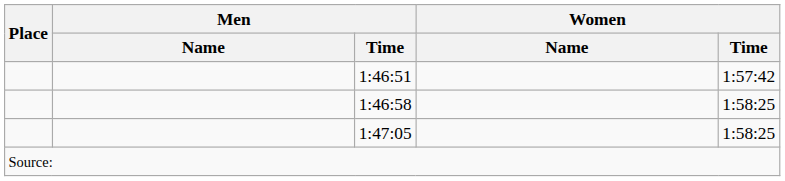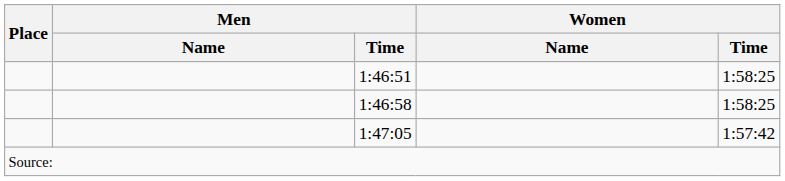(749, 76) 1:57:42 -> (749, 76) 1:58:25
(749, 133) 1:58:25 -> (749, 133) 1:57:42
